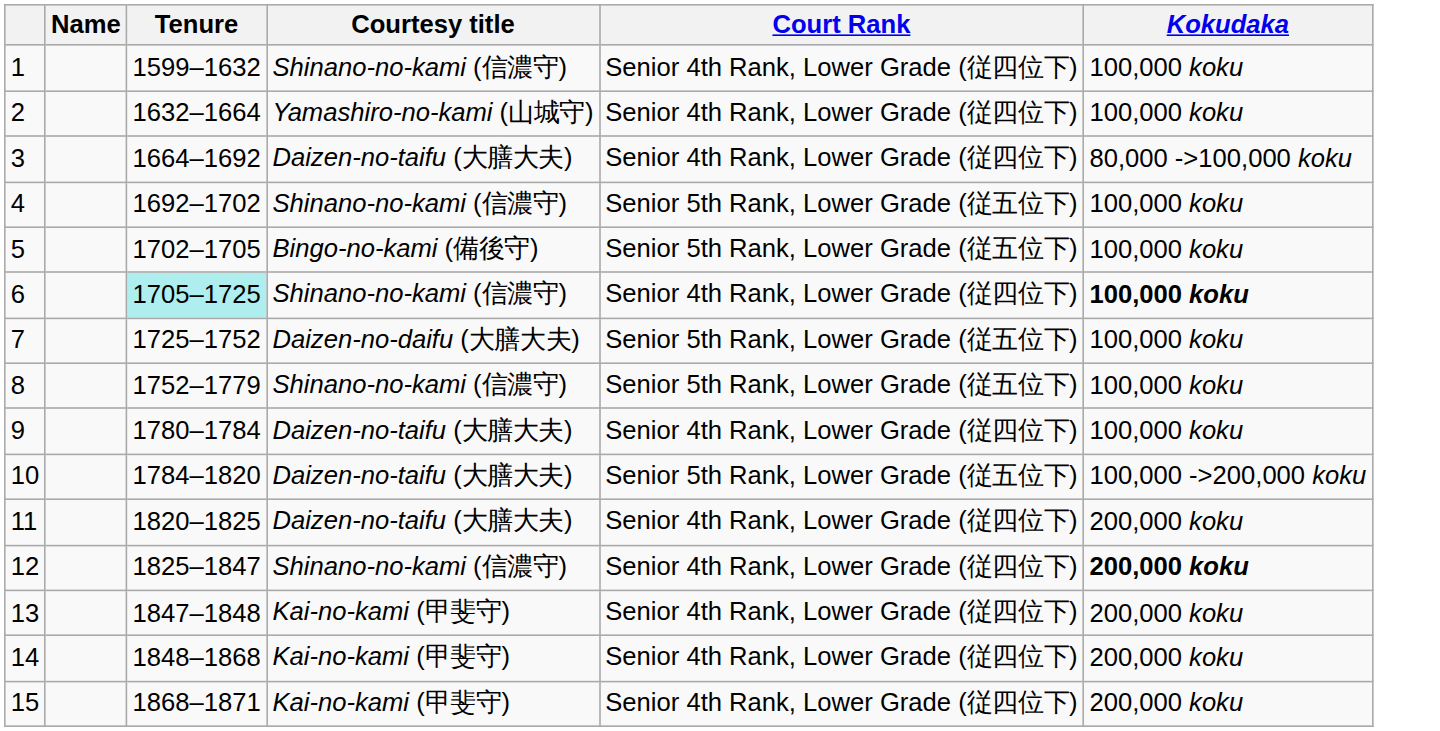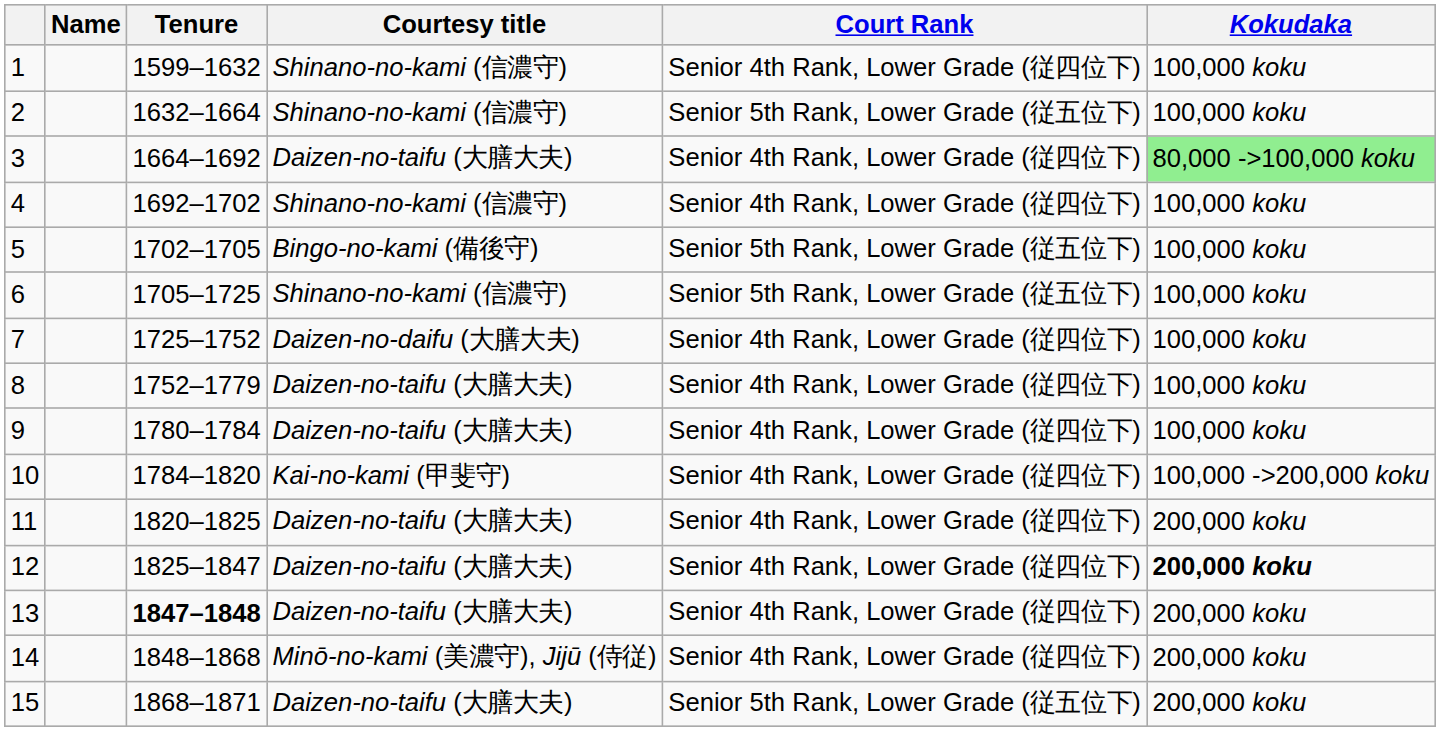(433, 112) Yamashiro-no-kami (山城守) -> (420, 112) Shinano-no-kami (信濃守)
(841, 112) Senior 4th Rank, Lower Grade (従四位下) -> (905, 112) Senior 5th Rank, Lower Grade (従五位下)
(1221, 158) no background -> (1284, 158) lightgreen background
(841, 203) Senior 5th Rank, Lower Grade (従五位下) -> (905, 203) Senior 4th Rank, Lower Grade (従四位下)
(197, 294) paleturquoise background -> (197, 294) no background
(841, 294) Senior 4th Rank, Lower Grade (従四位下) -> (905, 294) Senior 5th Rank, Lower Grade (従五位下)
(1169, 294) bold -> (1229, 294) normal
(841, 339) Senior 5th Rank, Lower Grade (従五位下) -> (905, 339) Senior 4th Rank, Lower Grade (従四位下)
(420, 384) Shinano-no-kami (信濃守) -> (423, 384) Daizen-no-taifu (大膳大夫)
(841, 384) Senior 5th Rank, Lower Grade (従五位下) -> (905, 384) Senior 4th Rank, Lower Grade (従四位下)
(423, 475) Daizen-no-taifu (大膳大夫) -> (391, 475) Kai-no-kami (甲斐守)
(841, 475) Senior 5th Rank, Lower Grade (従五位下) -> (905, 475) Senior 4th Rank, Lower Grade (従四位下)
(420, 566) Shinano-no-kami (信濃守) -> (423, 566) Daizen-no-taifu (大膳大夫)
(197, 612) normal -> (197, 612) bold
(391, 611) Kai-no-kami (甲斐守) -> (423, 611) Daizen-no-taifu (大膳大夫)
(391, 657) Kai-no-kami (甲斐守) -> (464, 657) Minō-no-kami (美濃守), Jijū (侍従)
(391, 702) Kai-no-kami (甲斐守) -> (423, 702) Daizen-no-taifu (大膳大夫)
(841, 702) Senior 4th Rank, Lower Grade (従四位下) -> (905, 702) Senior 5th Rank, Lower Grade (従五位下)
